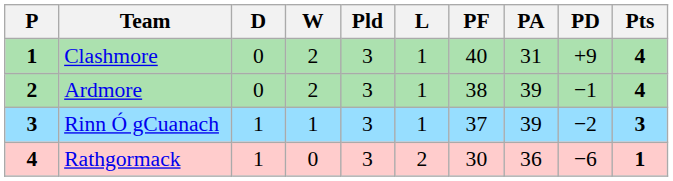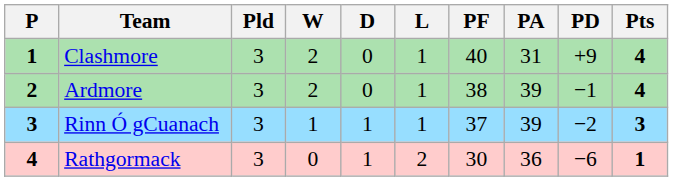columns swapped: (367, 21) <-> (258, 21)
